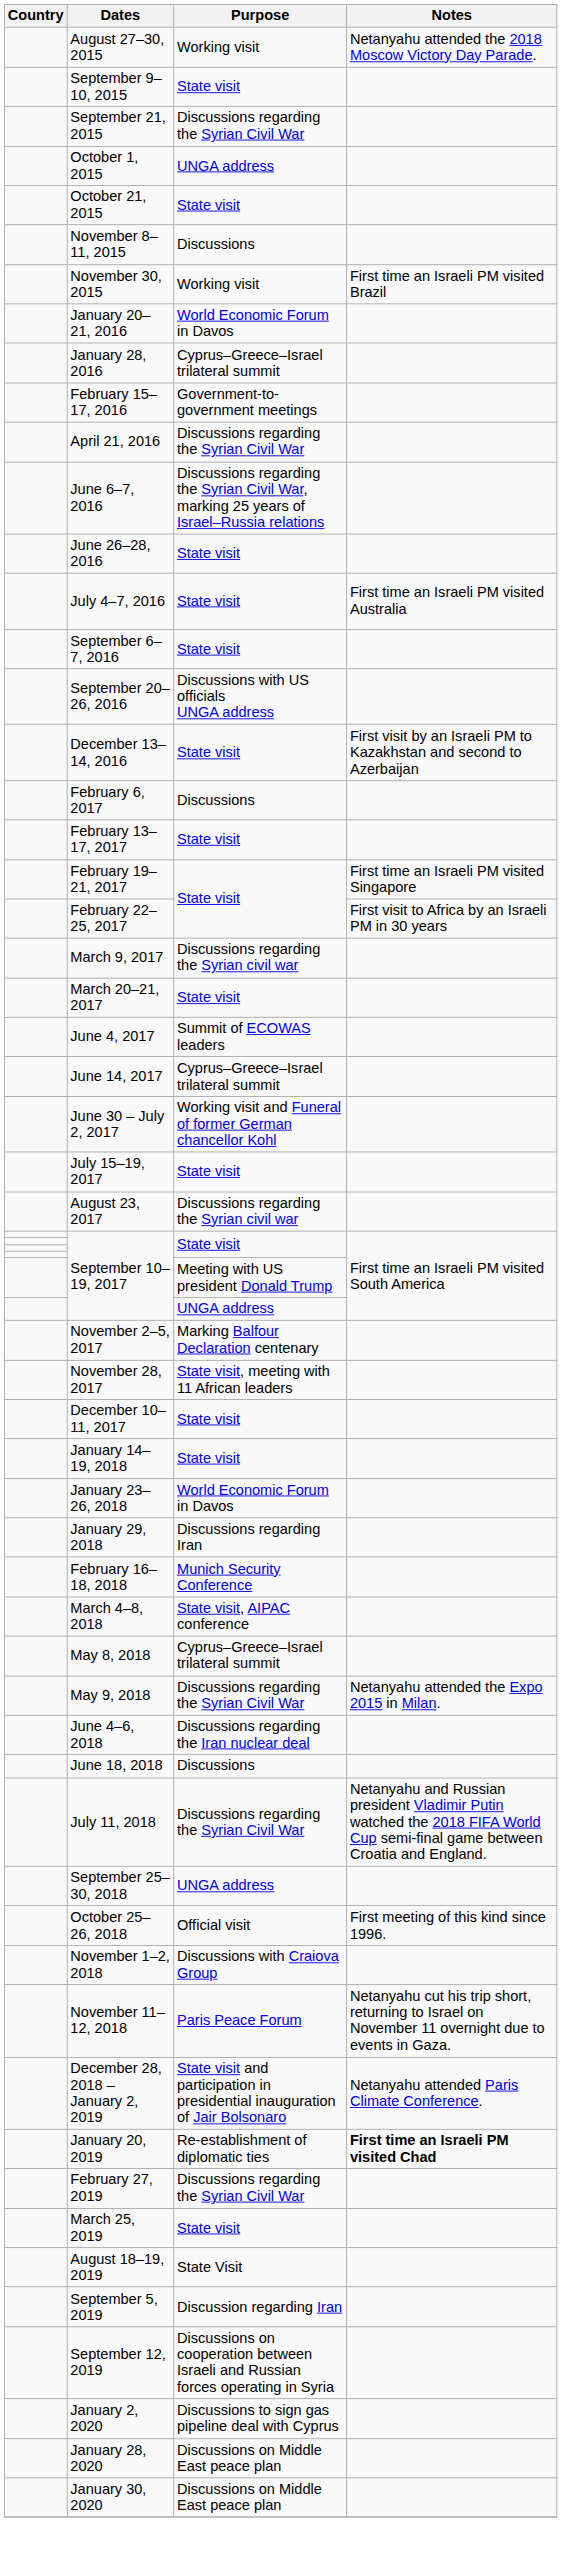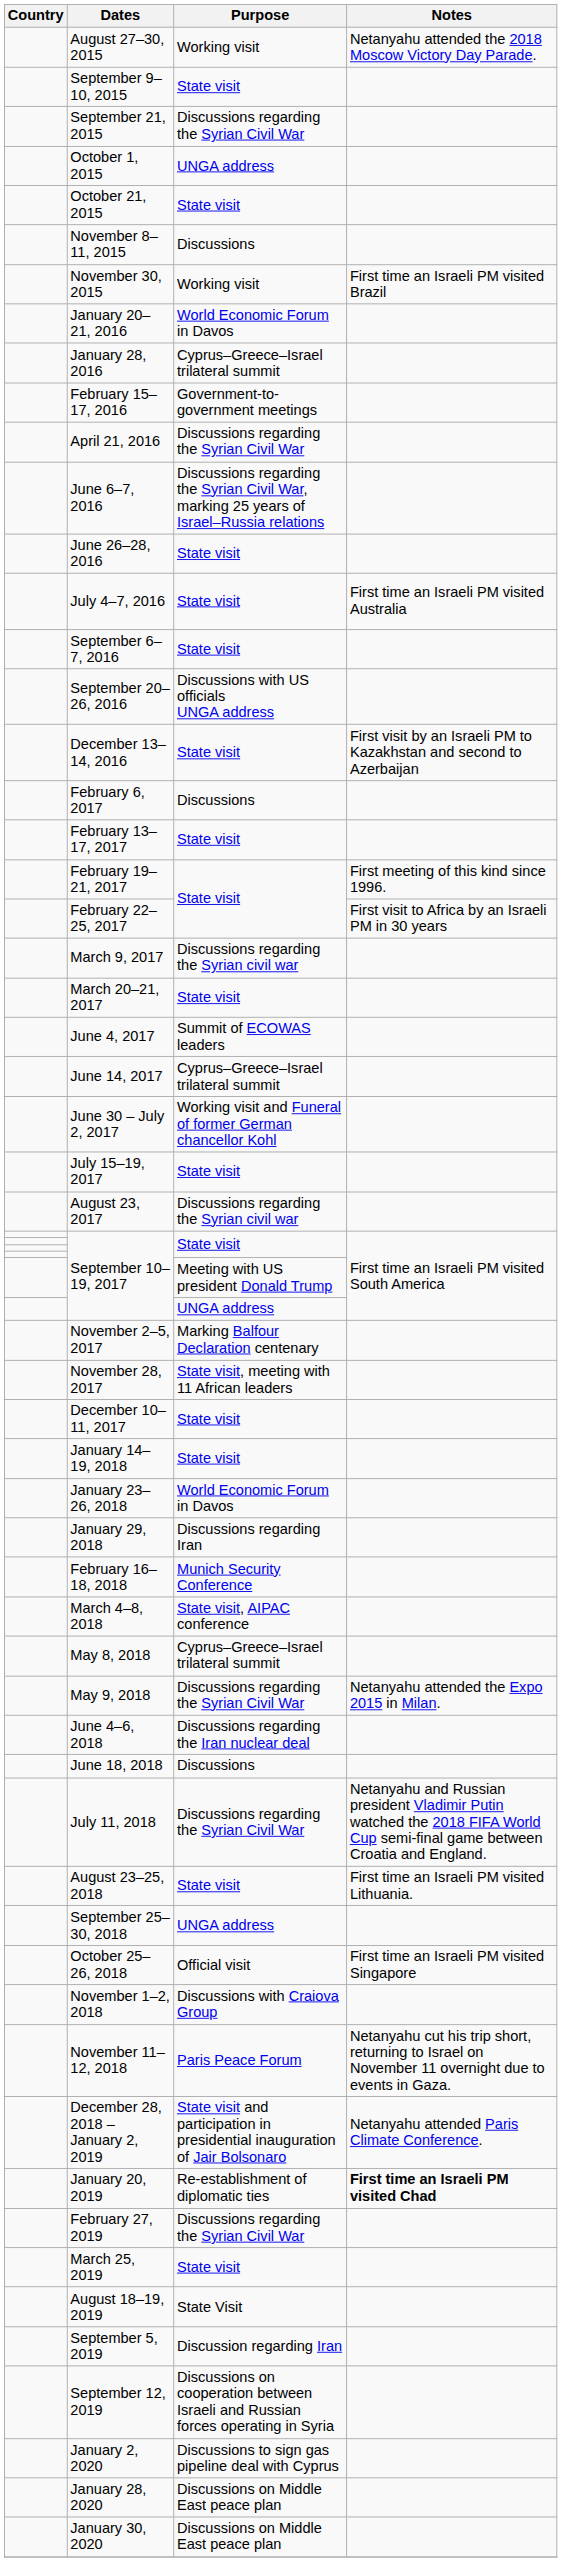(447, 879) First time an Israeli PM visited Singapore -> (448, 879) First meeting of this kind since 1996.
+ row: (117, 1886)
(448, 1925) First meeting of this kind since 1996. -> (447, 1965) First time an Israeli PM visited Singapore
